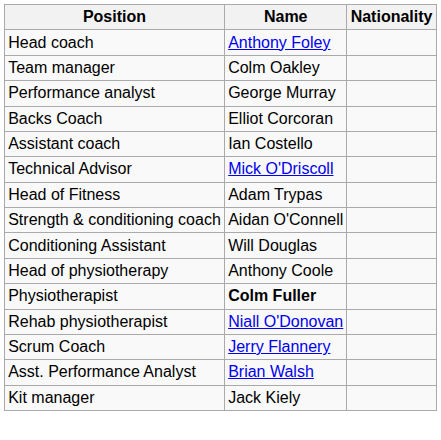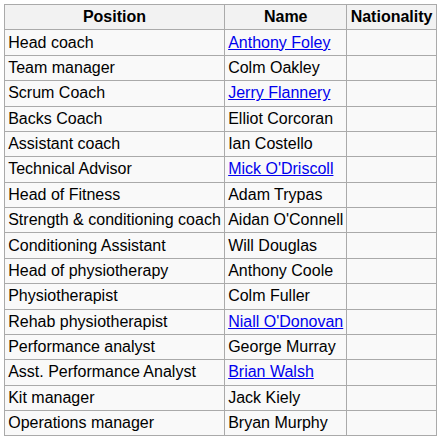rows swapped: (57, 347) <-> (82, 93)
(272, 296) bold -> (269, 296) normal
+ row: (81, 423)
